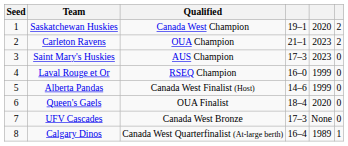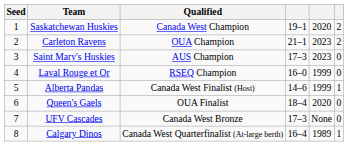(339, 88) 0 -> (339, 88) 1
